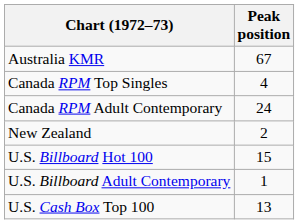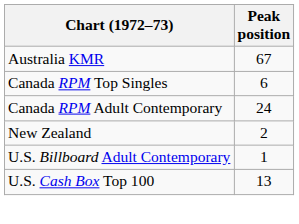(264, 83) 4 -> (264, 83) 6
- row: (80, 157)
